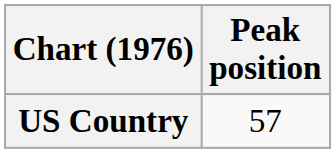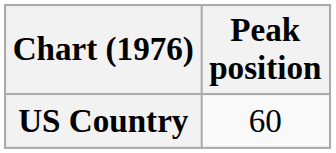(265, 120) 57 -> (265, 120) 60
